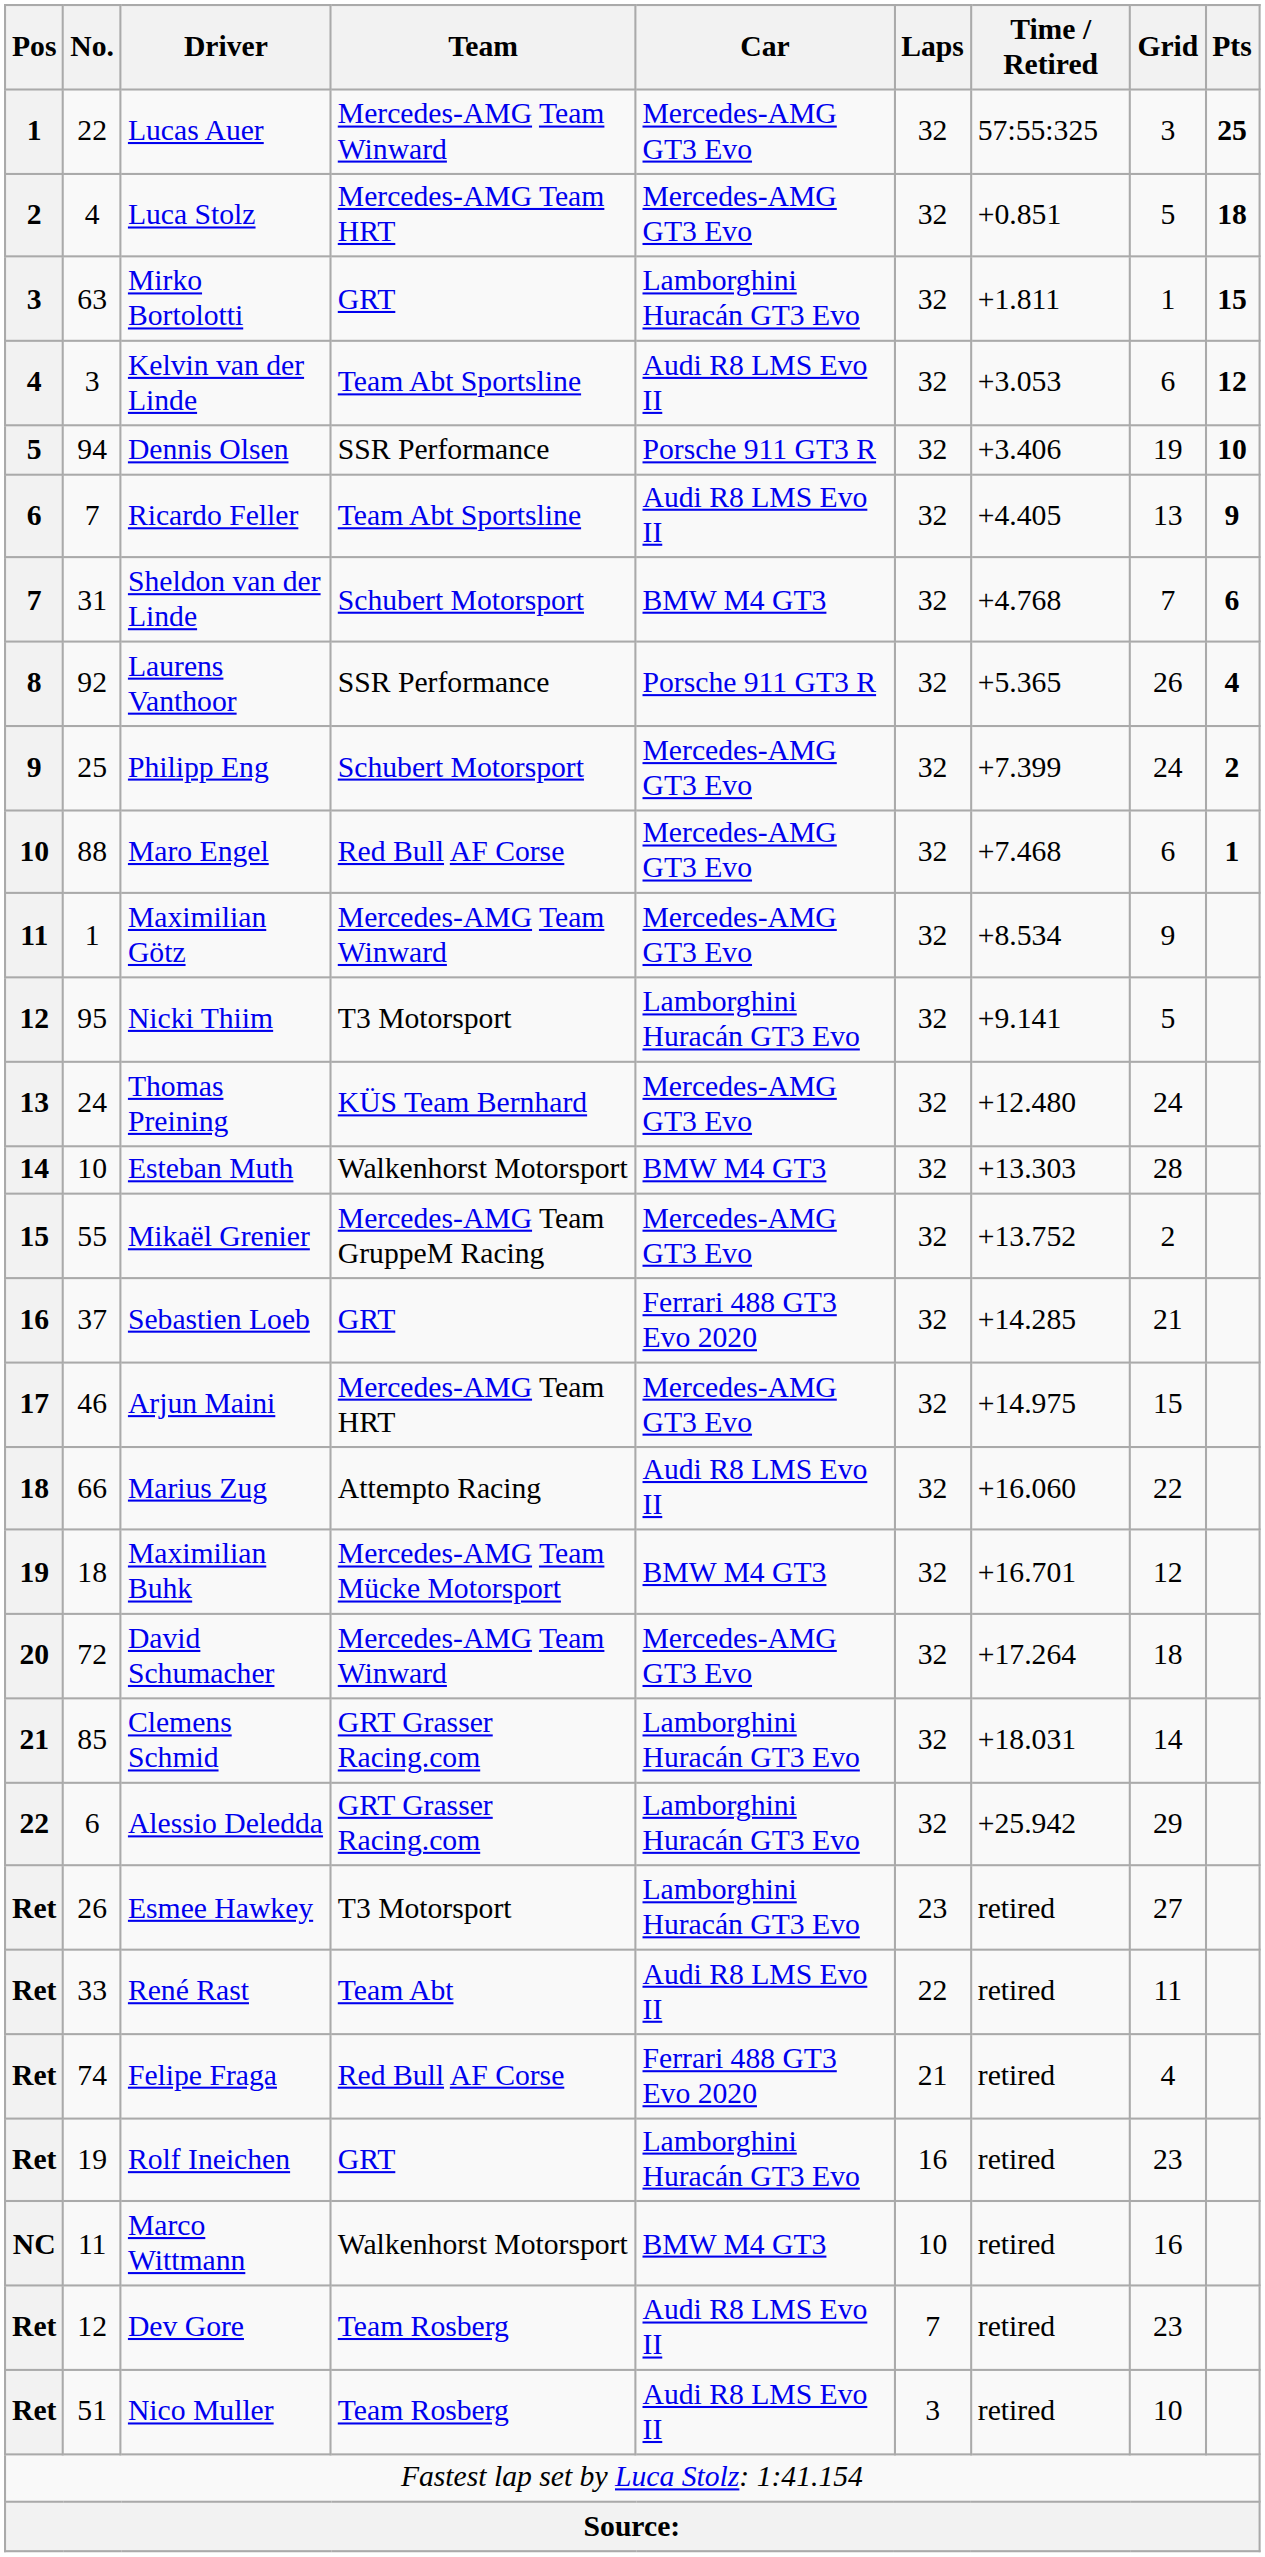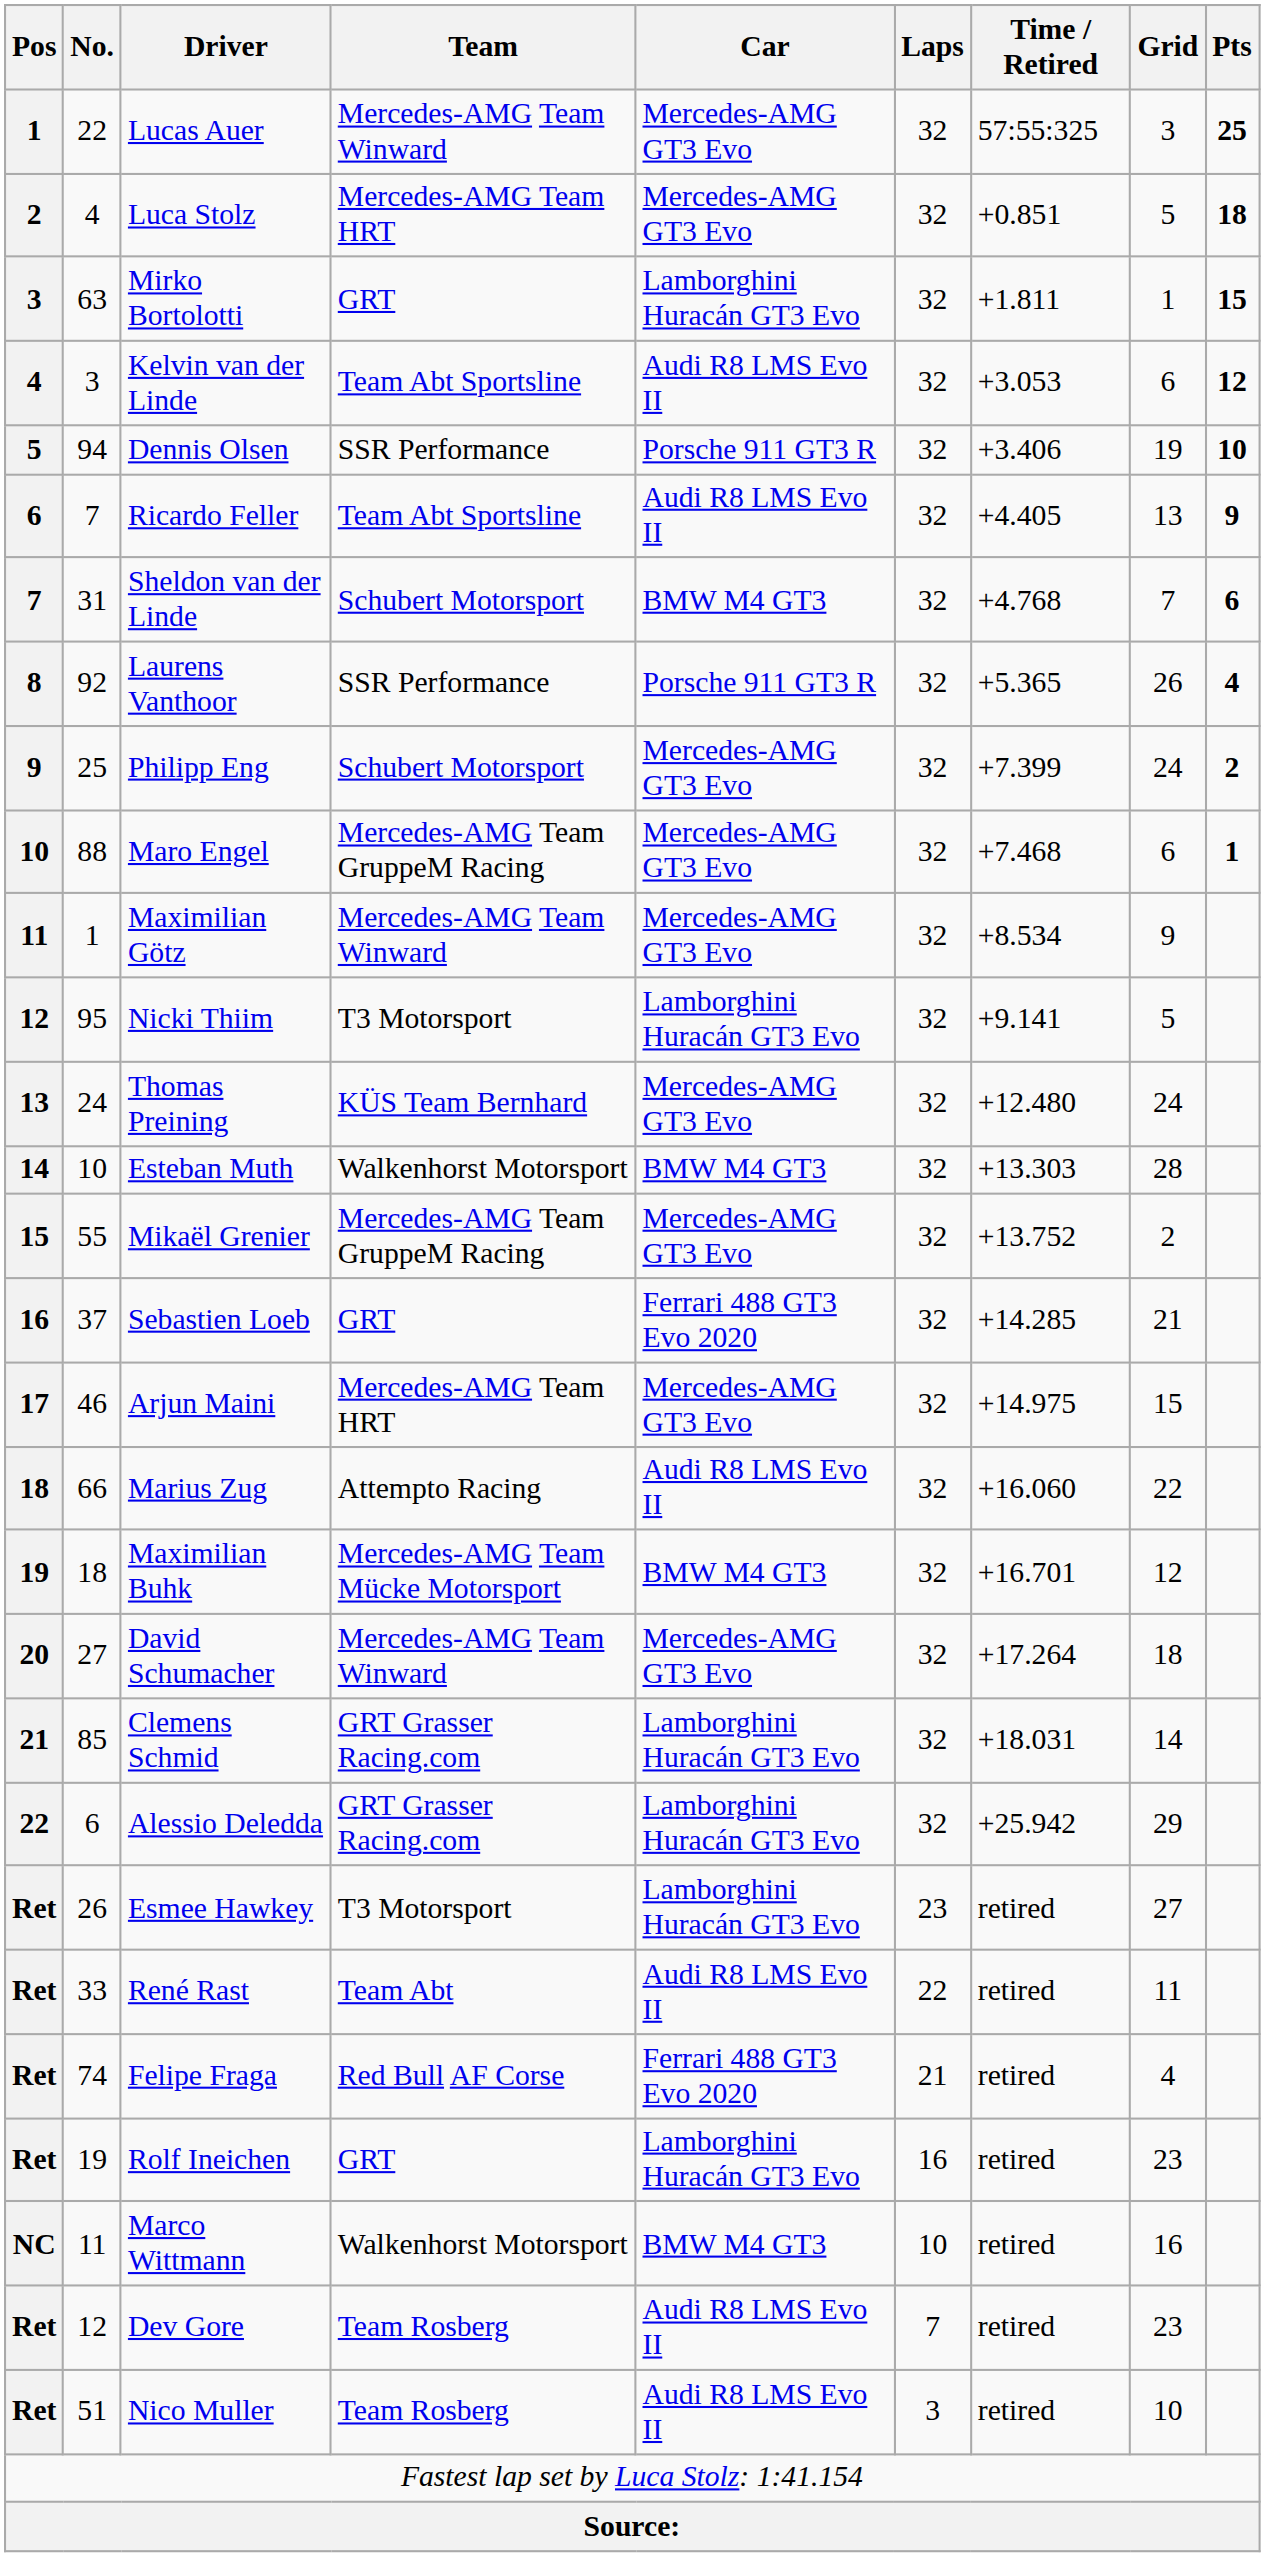(451, 851) Red Bull AF Corse -> (471, 851) Mercedes-AMG Team GruppeM Racing
(92, 1655) 72 -> (92, 1655) 27
